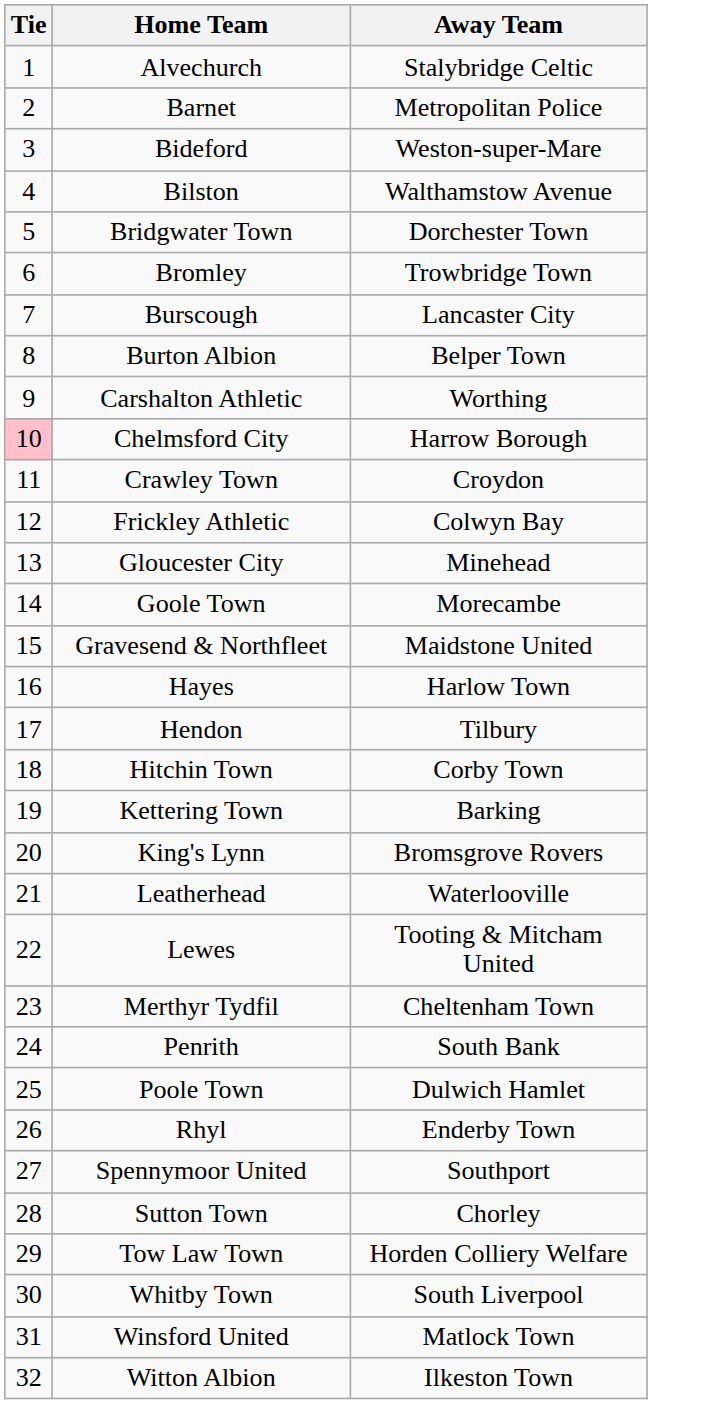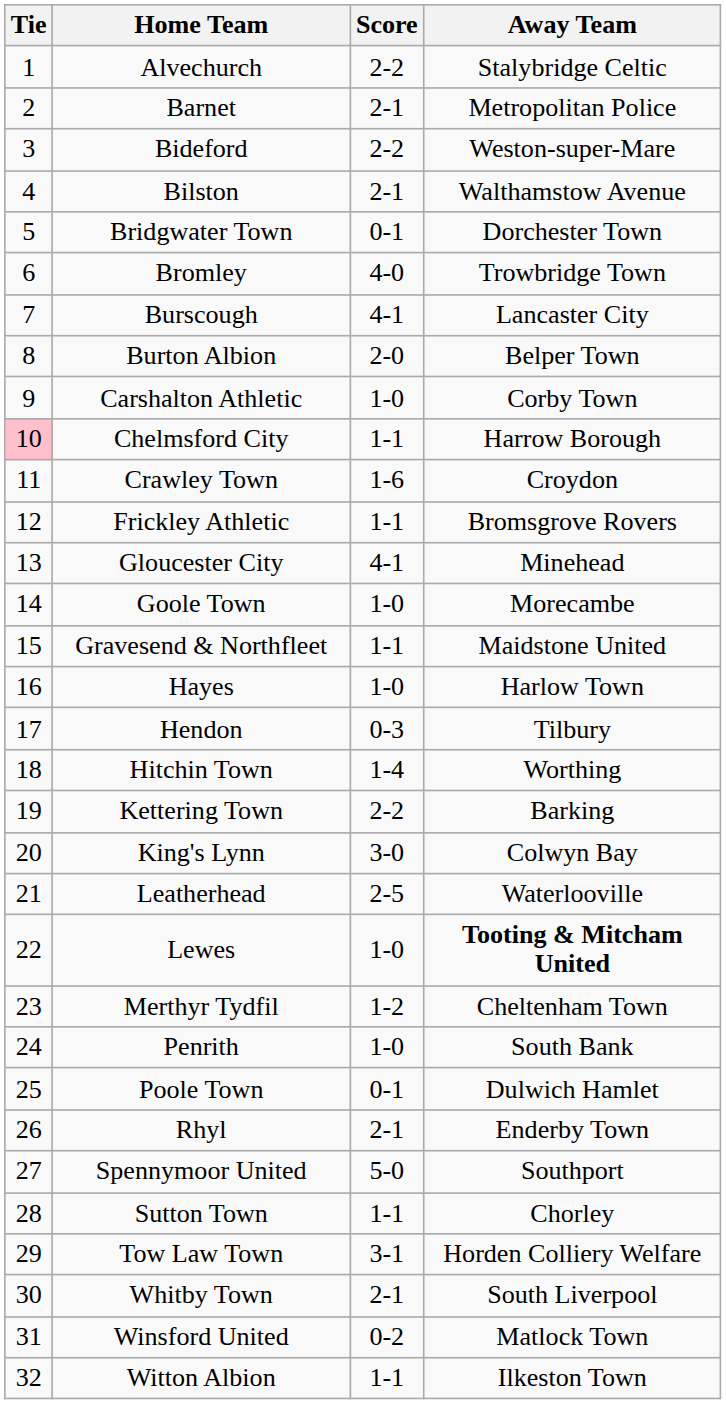+ column: (387, 25)
(498, 397) Worthing -> (572, 397) Corby Town
(498, 521) Colwyn Bay -> (572, 521) Bromsgrove Rovers
(498, 769) Corby Town -> (572, 769) Worthing
(499, 852) Bromsgrove Rovers -> (572, 852) Colwyn Bay
(498, 949) normal -> (572, 949) bold
